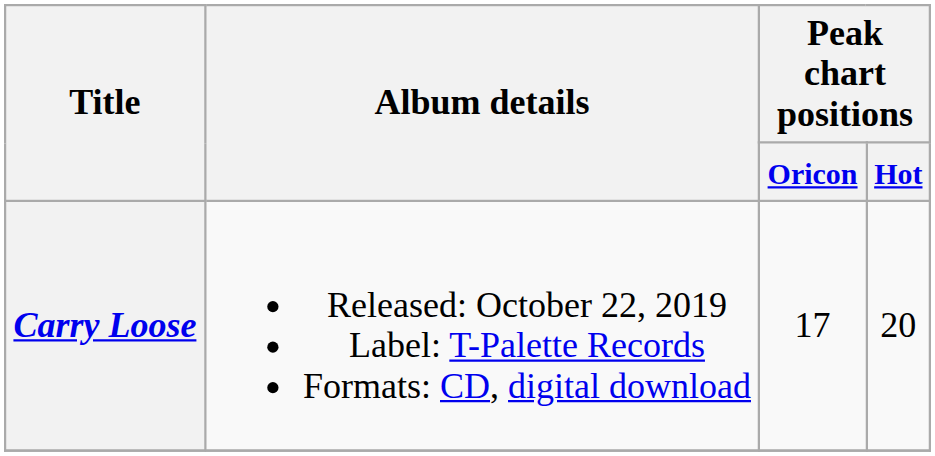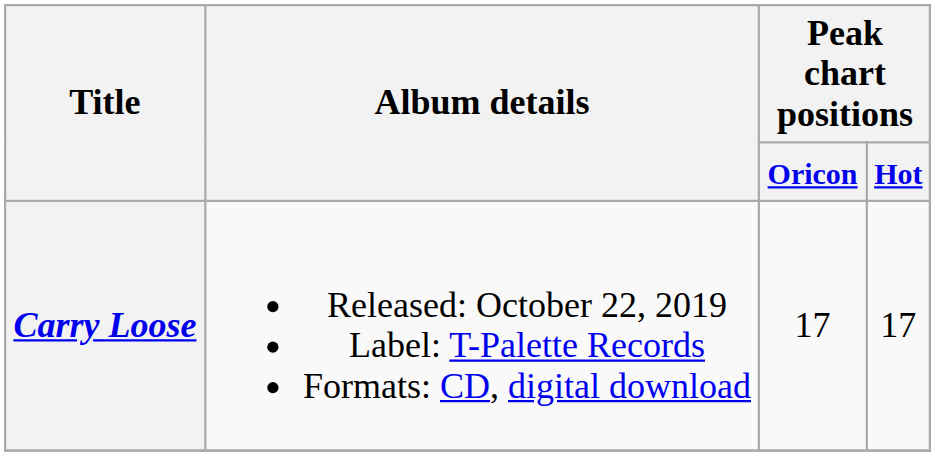(898, 324) 20 -> (898, 324) 17
